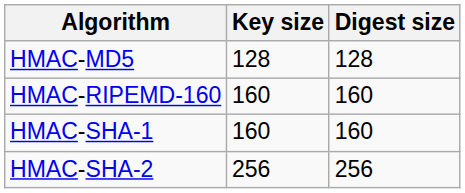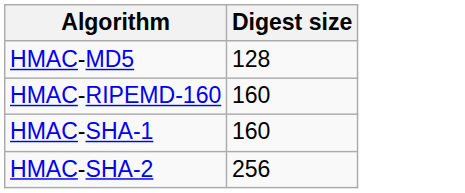- column: (278, 22)
